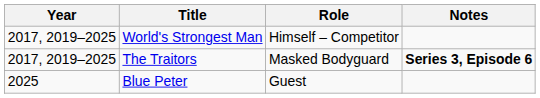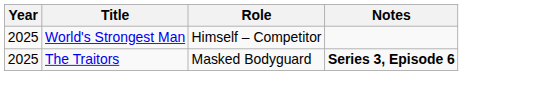(62, 37) 2017, 2019–2025 -> (23, 37) 2025
(62, 59) 2017, 2019–2025 -> (23, 59) 2025
- row: (155, 81)
